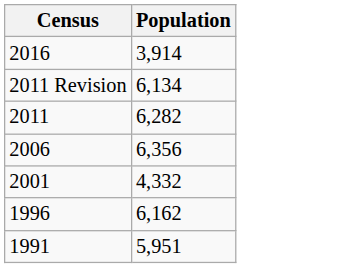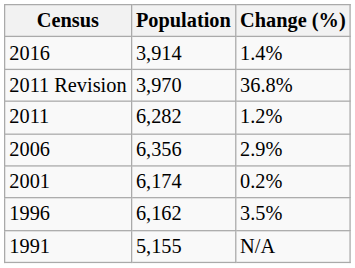+ column: (293, 20)
(159, 85) 6,134 -> (159, 85) 3,970
(159, 181) 4,332 -> (159, 181) 6,174
(159, 246) 5,951 -> (159, 246) 5,155
